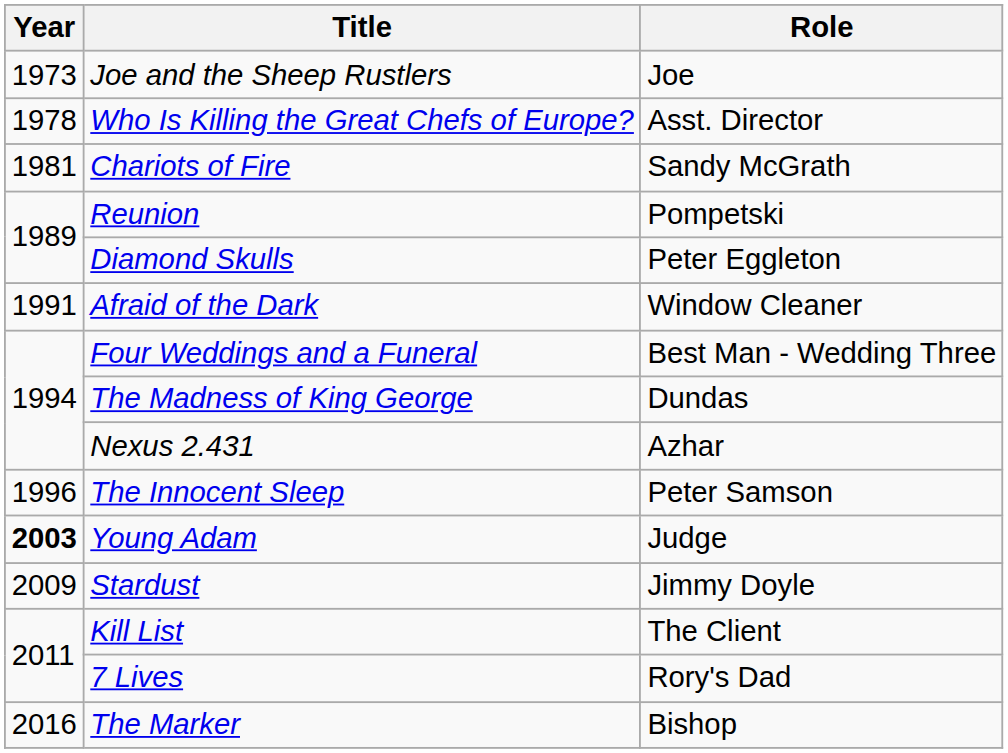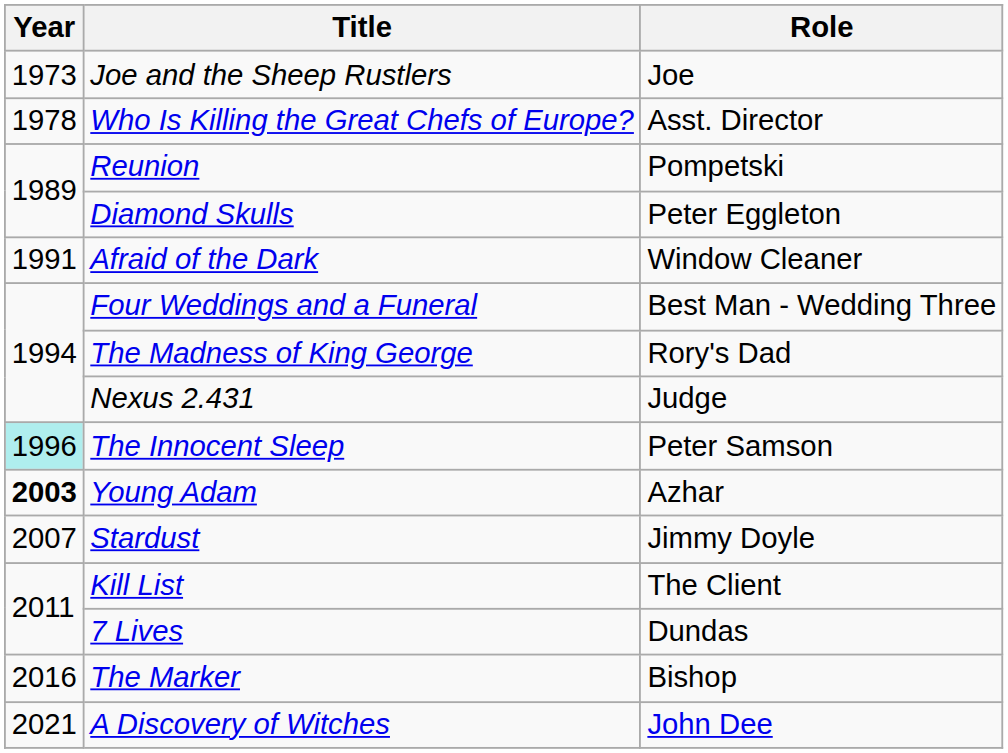- row: (190, 167)
(698, 399) Dundas -> (719, 352) Rory's Dad
(686, 445) Azhar -> (687, 399) Judge
(44, 492) no background -> (44, 445) paleturquoise background
(687, 538) Judge -> (686, 492) Azhar
(44, 584) 2009 -> (44, 538) 2007
(719, 677) Rory's Dad -> (698, 631) Dundas
+ row: (240, 724)
